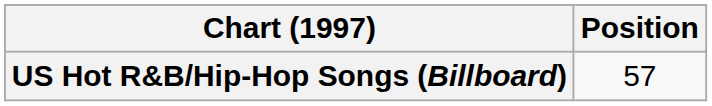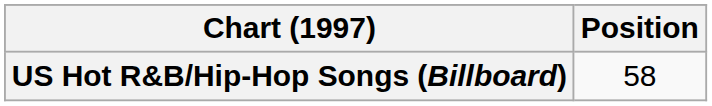(640, 75) 57 -> (640, 75) 58
